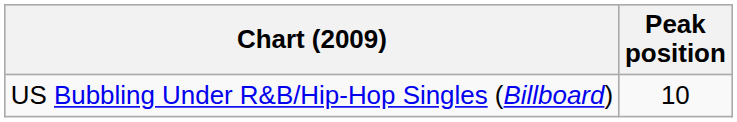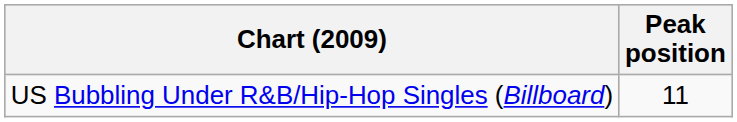(675, 95) 10 -> (675, 95) 11
